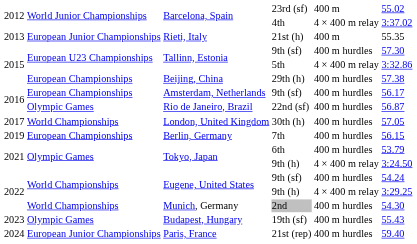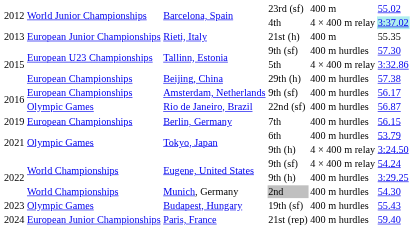(397, 22) no background -> (393, 22) paleturquoise background
- row: (216, 121)
(343, 177) 400 m hurdles -> (343, 163) 4 × 400 m relay
(346, 191) 4 × 400 m relay -> (340, 177) 400 m hurdles
